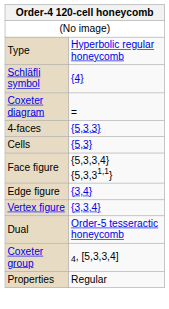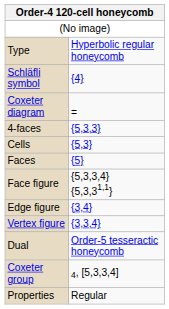+ row: (21, 161)
